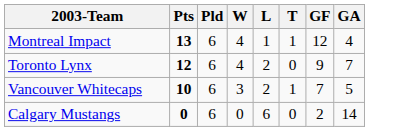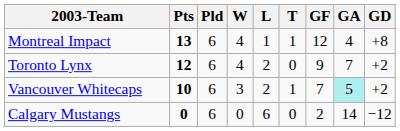+ column: (380, 16)
(349, 89) no background -> (349, 89) paleturquoise background
